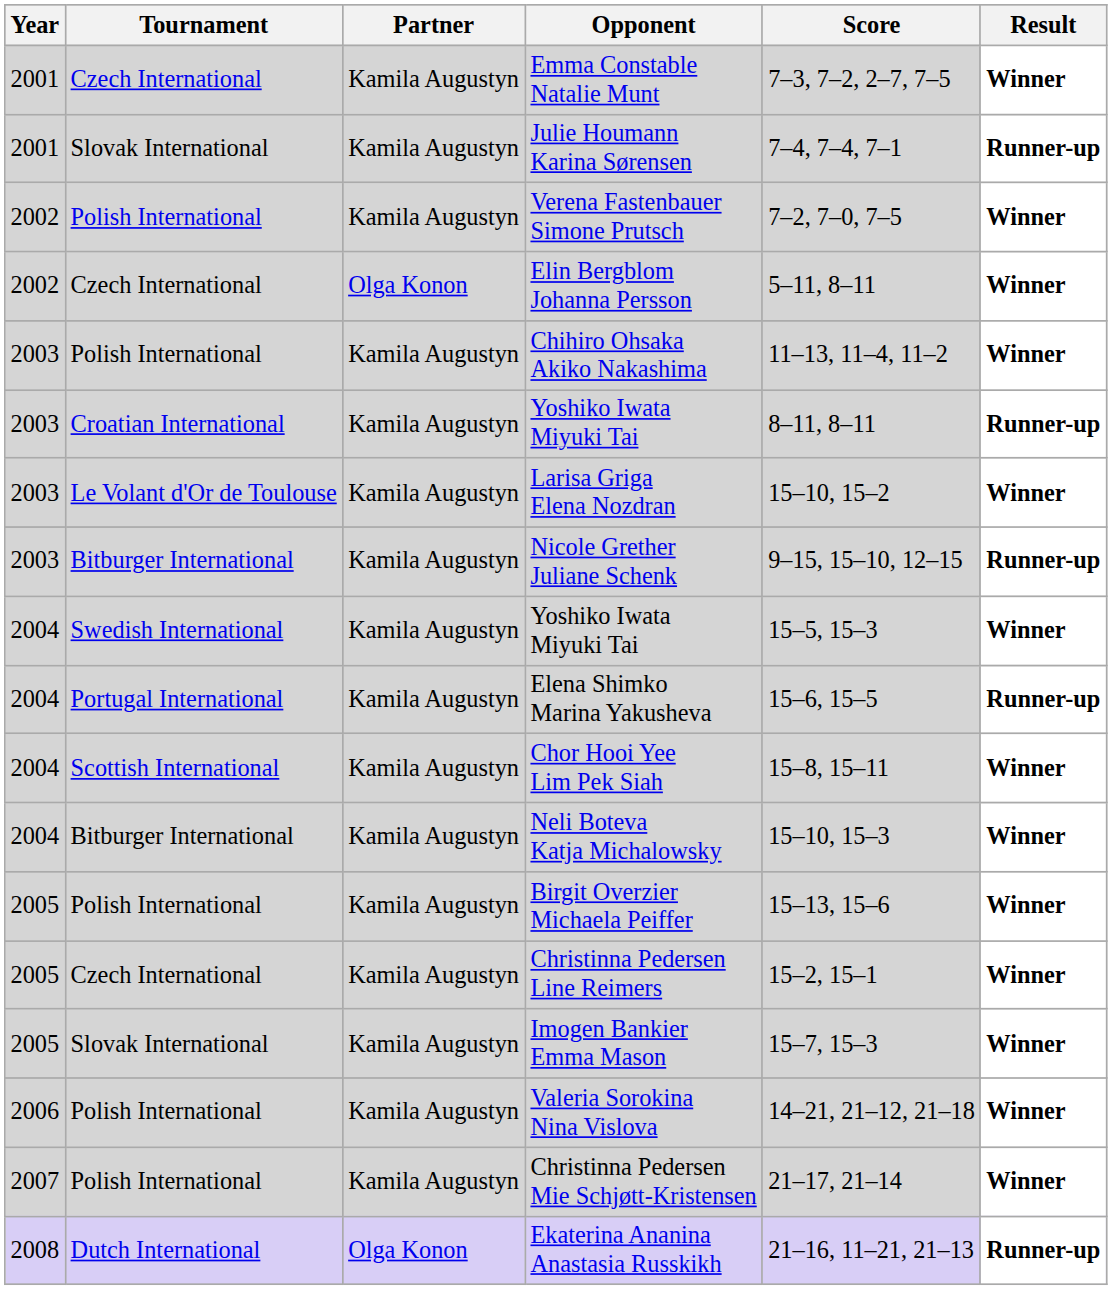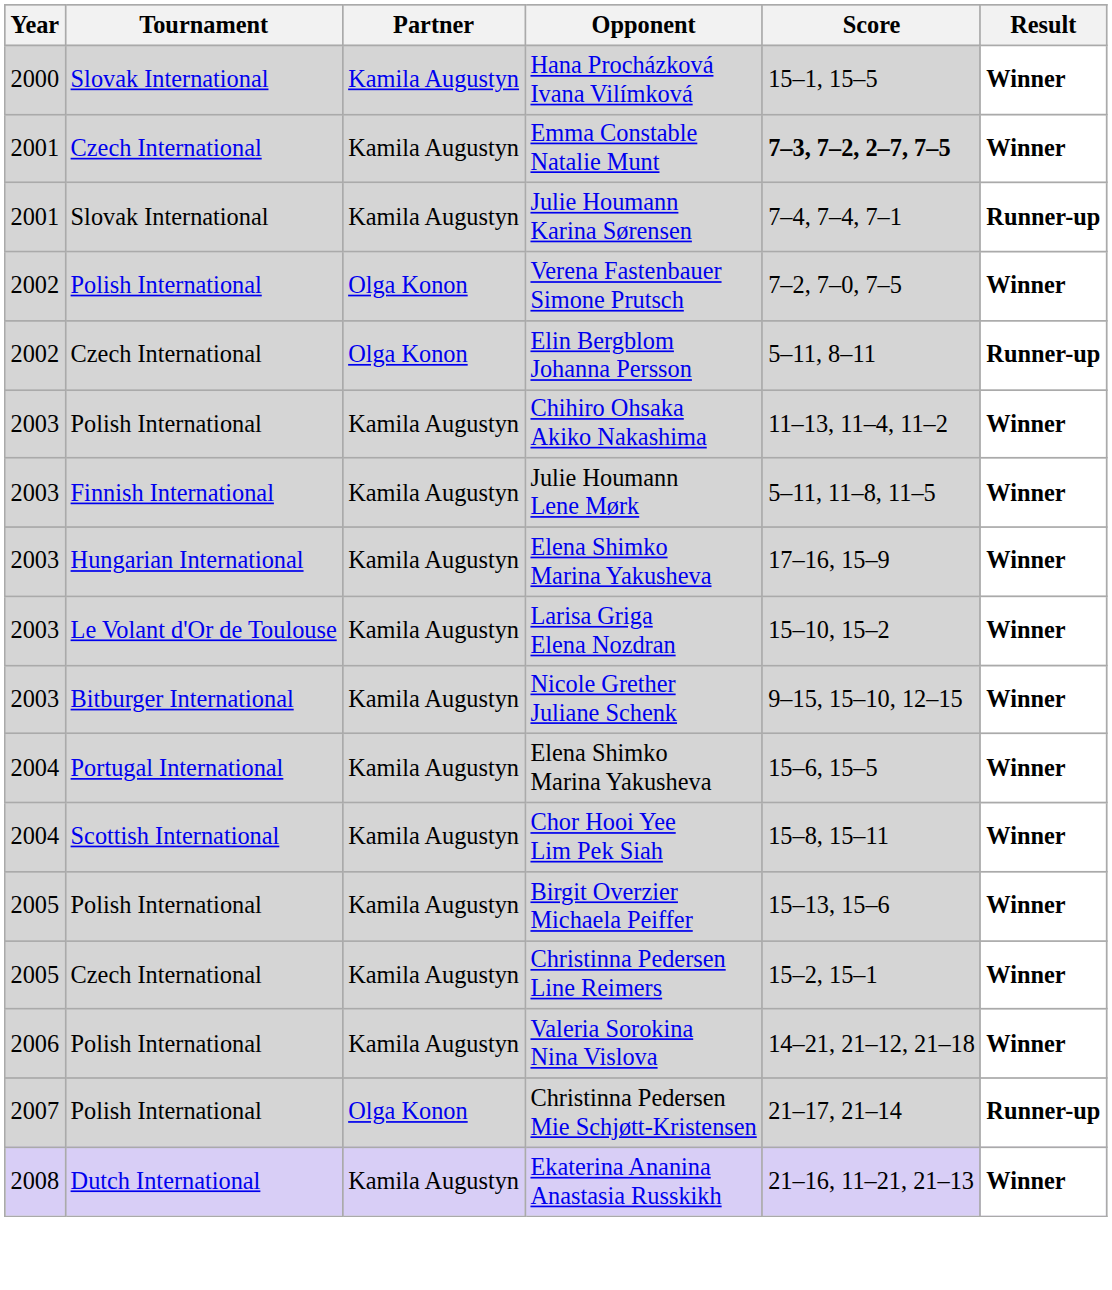+ row: (170, 79)
(859, 79) normal -> (859, 148) bold
(434, 217) Kamila Augustyn -> (408, 286) Olga Konon
(1026, 286) Winner -> (1043, 354) Runner-up
- row: (178, 423)
+ row: (172, 492)
+ row: (187, 561)
(1043, 561) Runner-up -> (1026, 699) Winner
- row: (177, 630)
(1043, 699) Runner-up -> (1026, 768) Winner
- row: (182, 837)
- row: (170, 1043)
(434, 1181) Kamila Augustyn -> (408, 1112) Olga Konon
(1026, 1181) Winner -> (1043, 1112) Runner-up
(408, 1250) Olga Konon -> (434, 1181) Kamila Augustyn
(1043, 1250) Runner-up -> (1026, 1181) Winner
